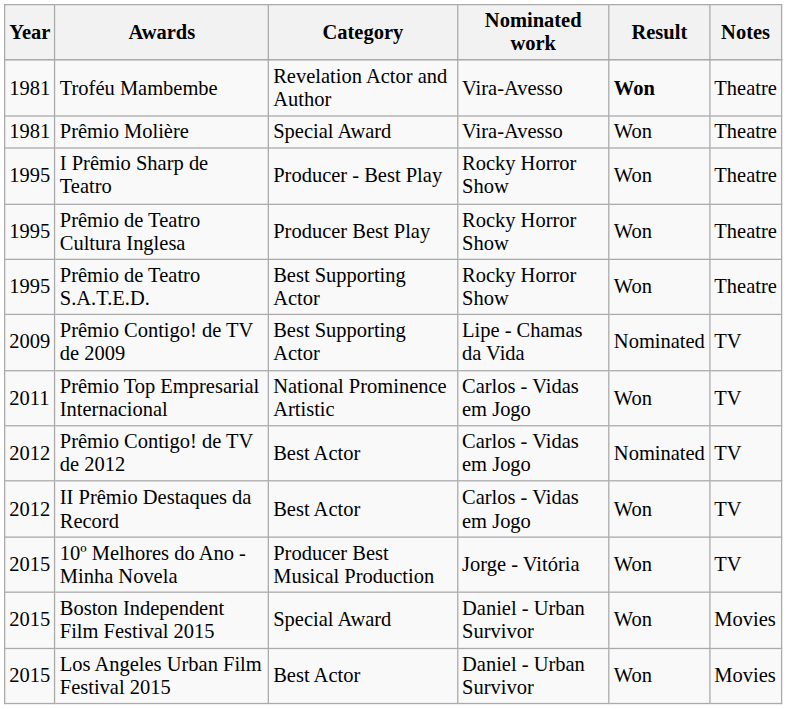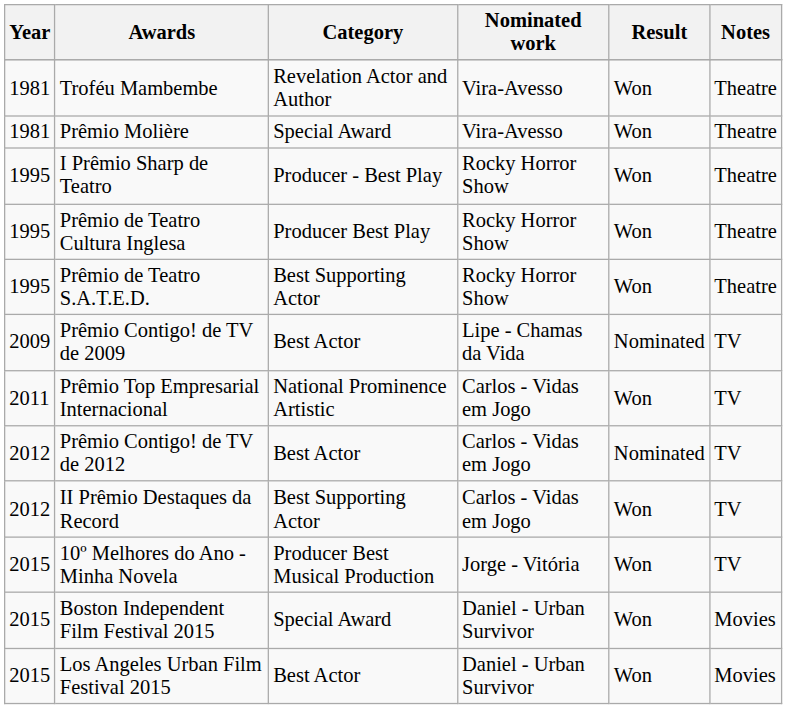(634, 87) bold -> (633, 87) normal
(339, 342) Best Supporting Actor -> (317, 342) Best Actor
(317, 508) Best Actor -> (339, 508) Best Supporting Actor
